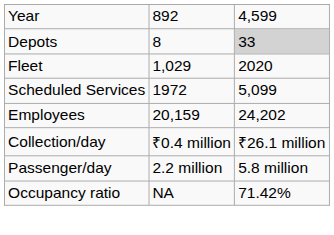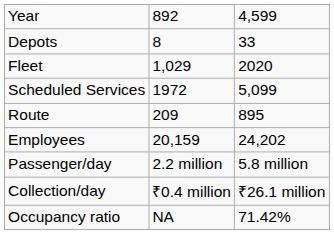(247, 41) lightgrey background -> (247, 41) no background
+ row: (29, 115)
rows swapped: (60, 168) <-> (57, 141)
